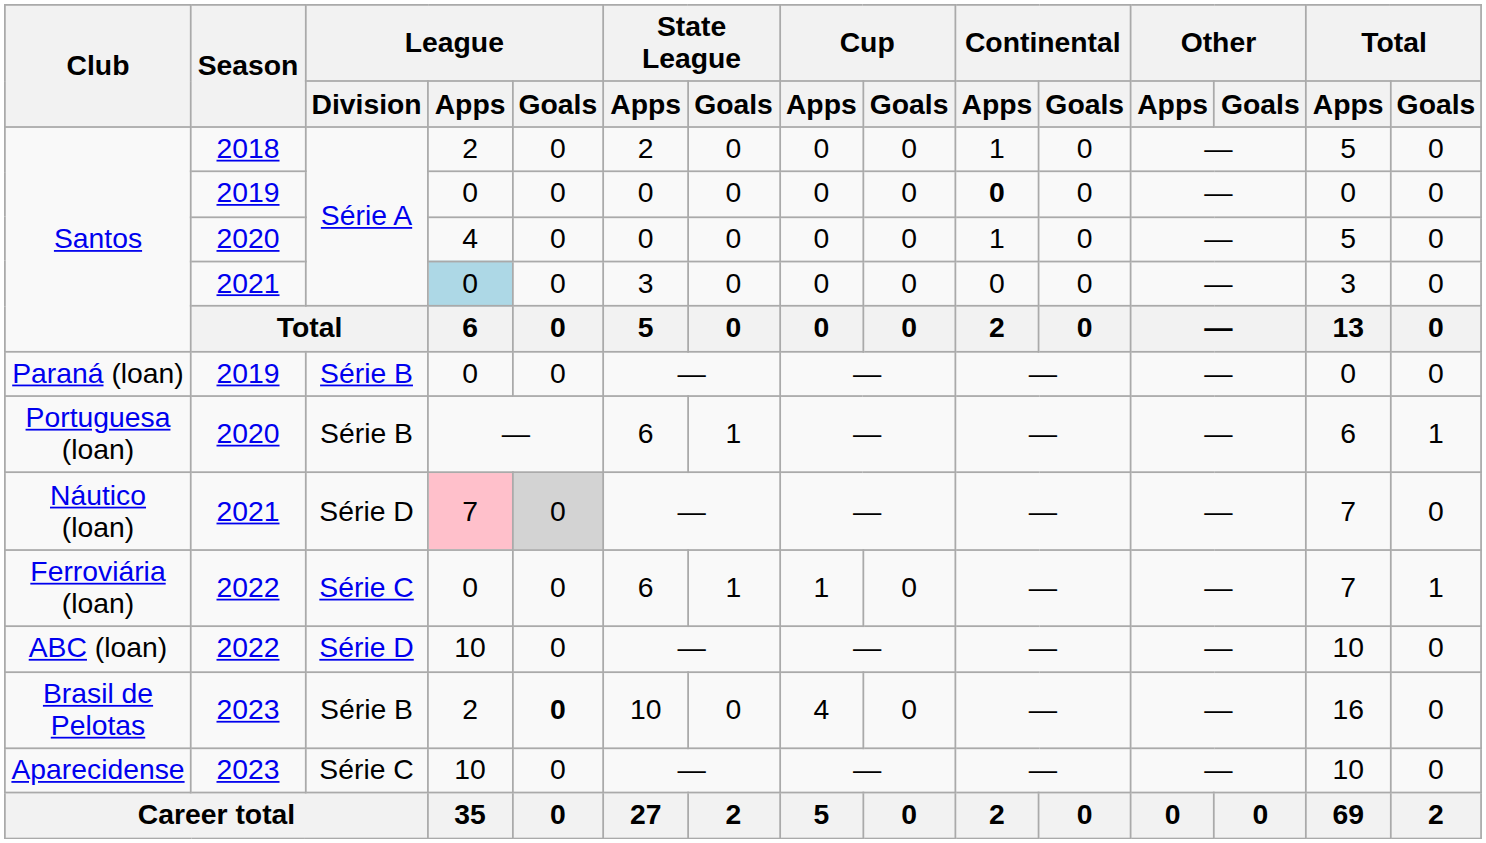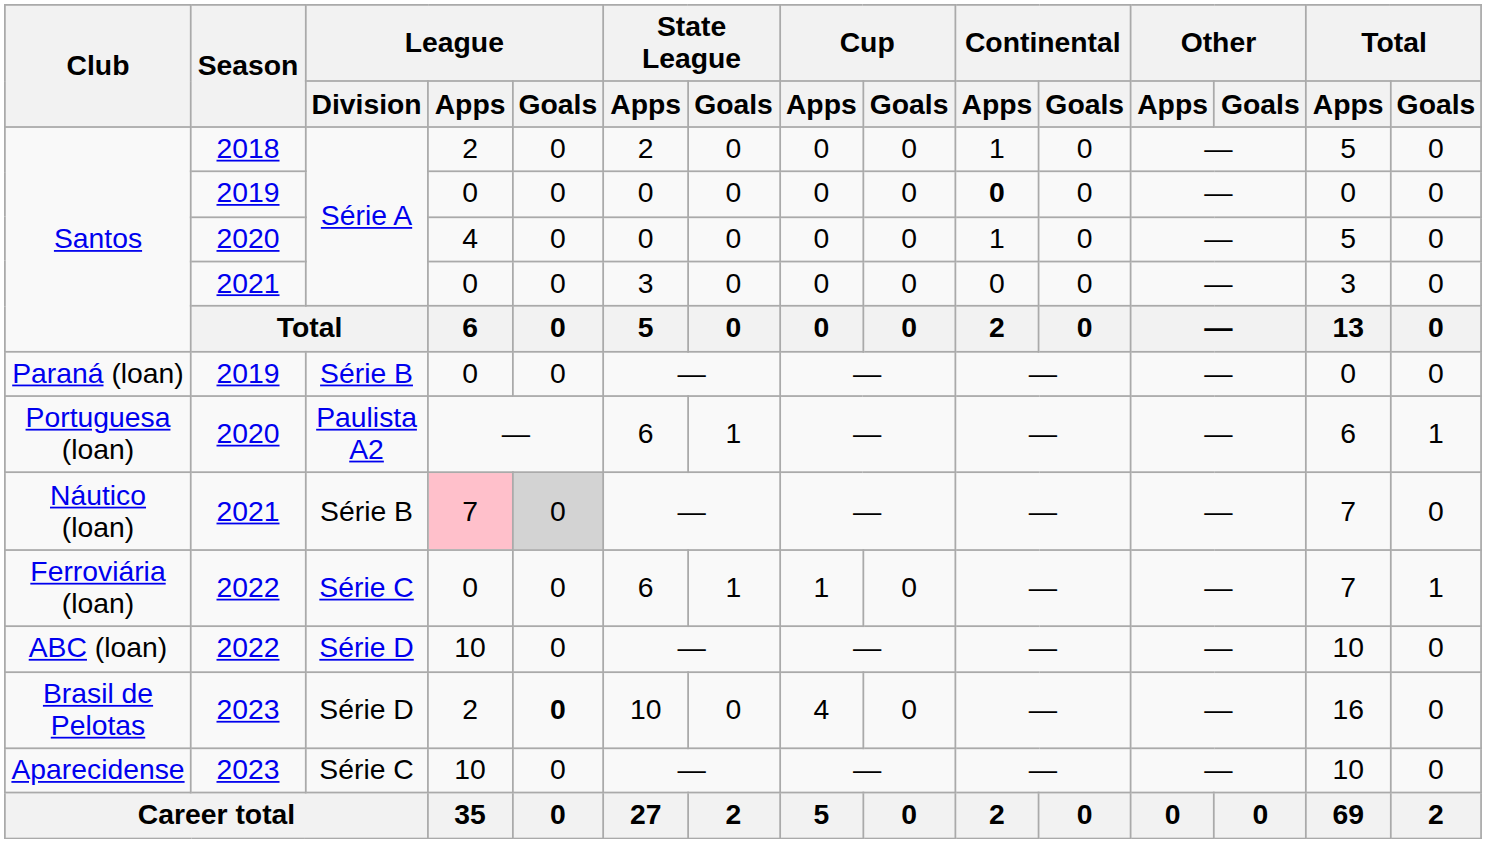(470, 283) lightblue background -> (470, 283) no background
(367, 434) Série B -> (367, 434) Paulista A2
(367, 510) Série D -> (367, 510) Série B
(367, 709) Série B -> (367, 709) Série D
